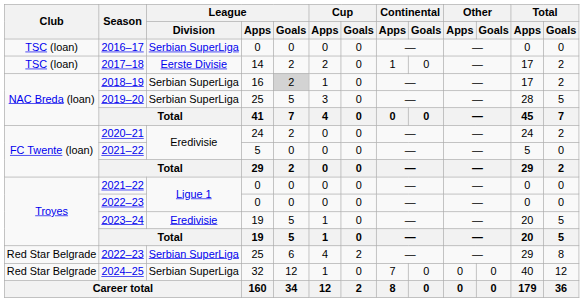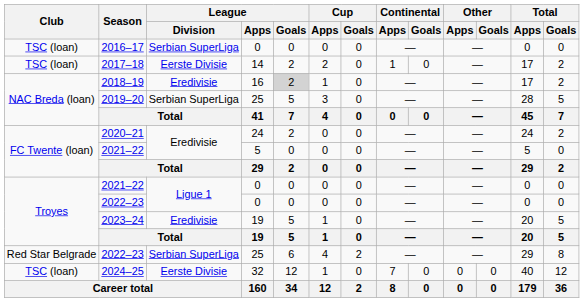(194, 82) Serbian SuperLiga -> (194, 82) Eredivisie
(52, 271) Red Star Belgrade -> (52, 271) TSC (loan)
(194, 271) Serbian SuperLiga -> (194, 271) Eerste Divisie
